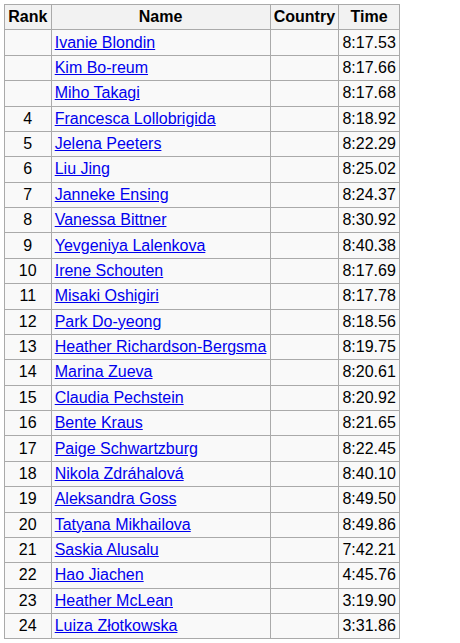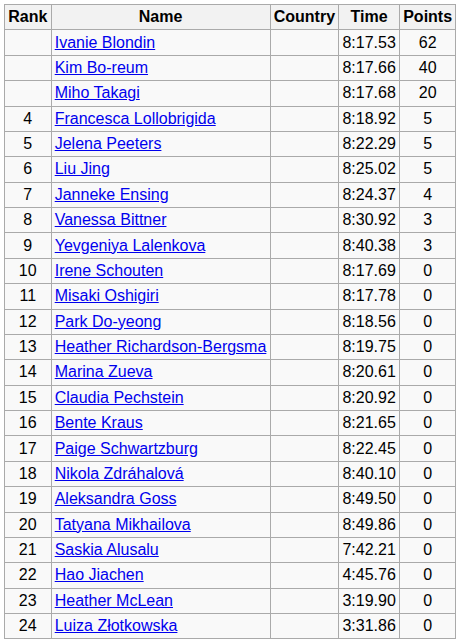+ column: (428, 17)
